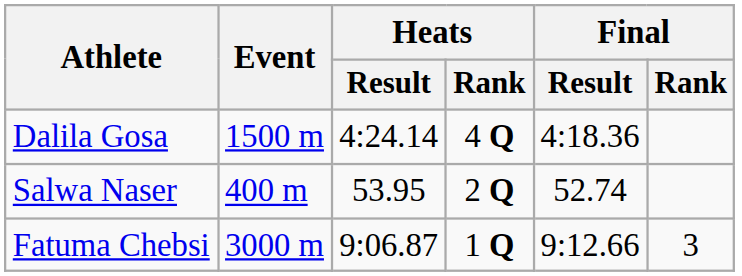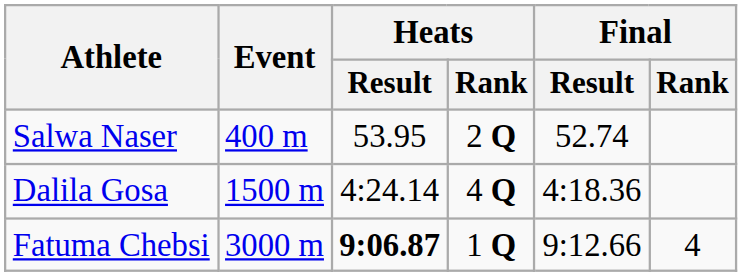rows swapped: (95, 190) <-> (90, 136)
(389, 244) normal -> (390, 244) bold
(691, 244) 3 -> (693, 244) 4
